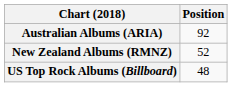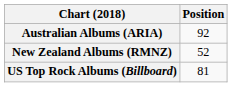(203, 71) 48 -> (203, 71) 81
